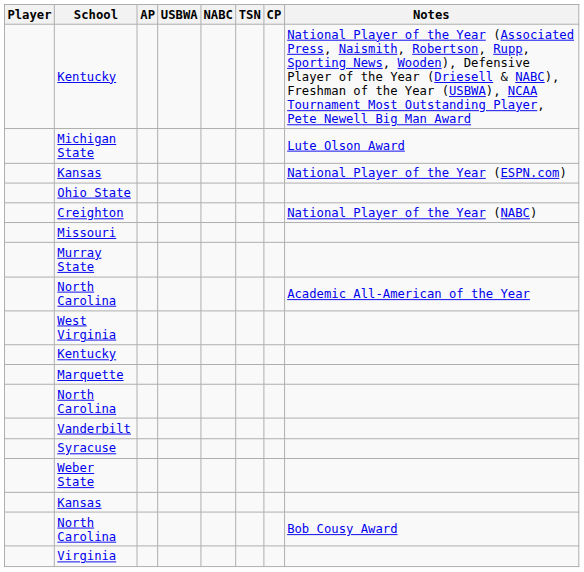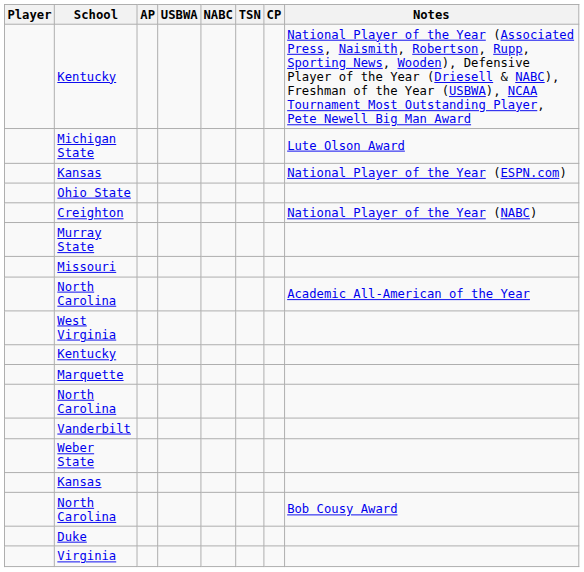rows swapped: (29, 260) <-> (29, 233)
- row: (29, 448)
+ row: (29, 536)
